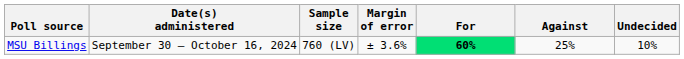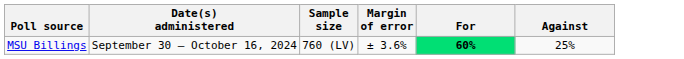- column: (647, 27)
